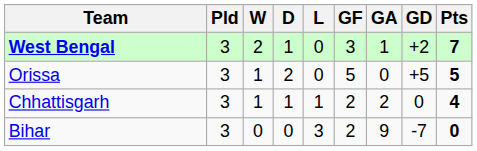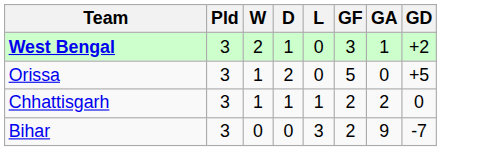- column: (454, 18)
